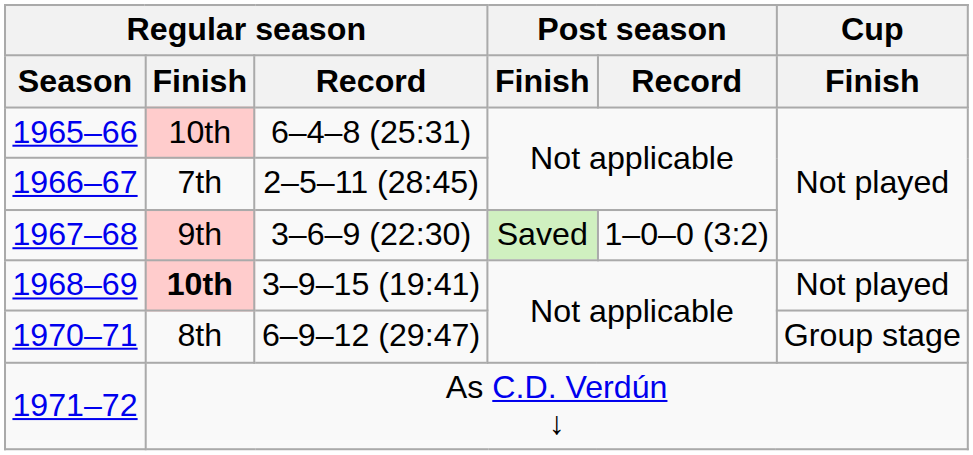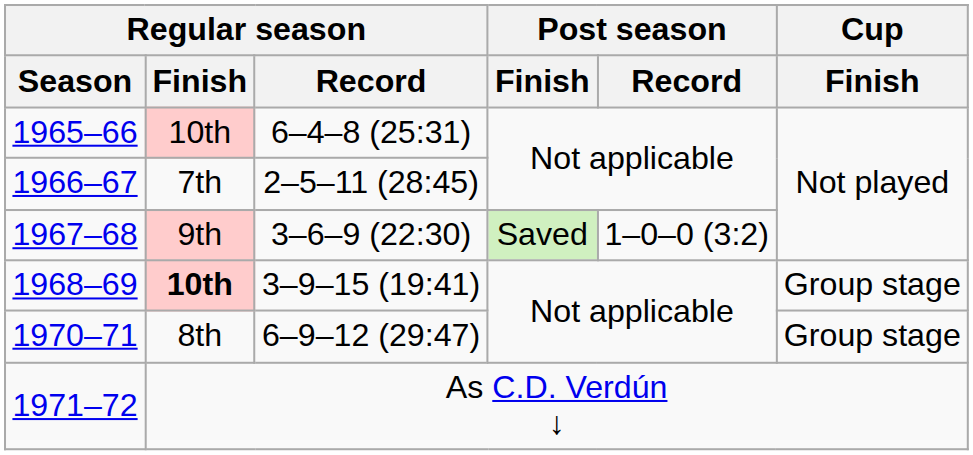(872, 285) Not played -> (872, 285) Group stage
